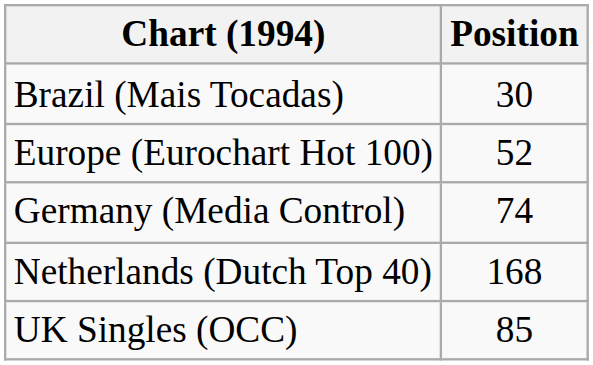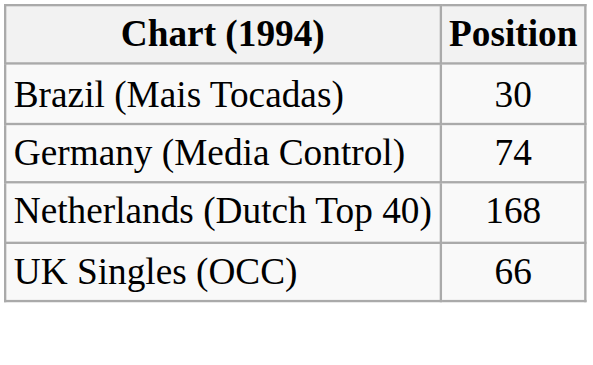- row: (223, 152)
(514, 329) 85 -> (513, 270) 66
